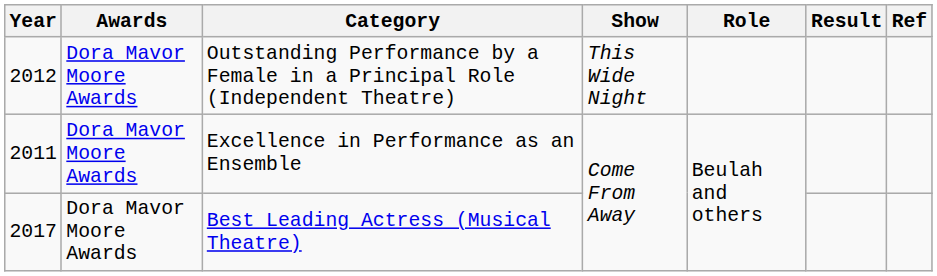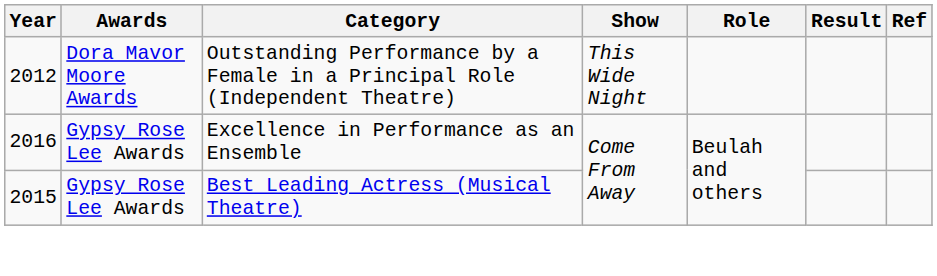(33, 154) 2011 -> (33, 142) 2016
(126, 154) Dora Mavor Moore Awards -> (126, 142) Gypsy Rose Lee Awards
(33, 231) 2017 -> (33, 197) 2015
(126, 231) Dora Mavor Moore Awards -> (126, 197) Gypsy Rose Lee Awards
